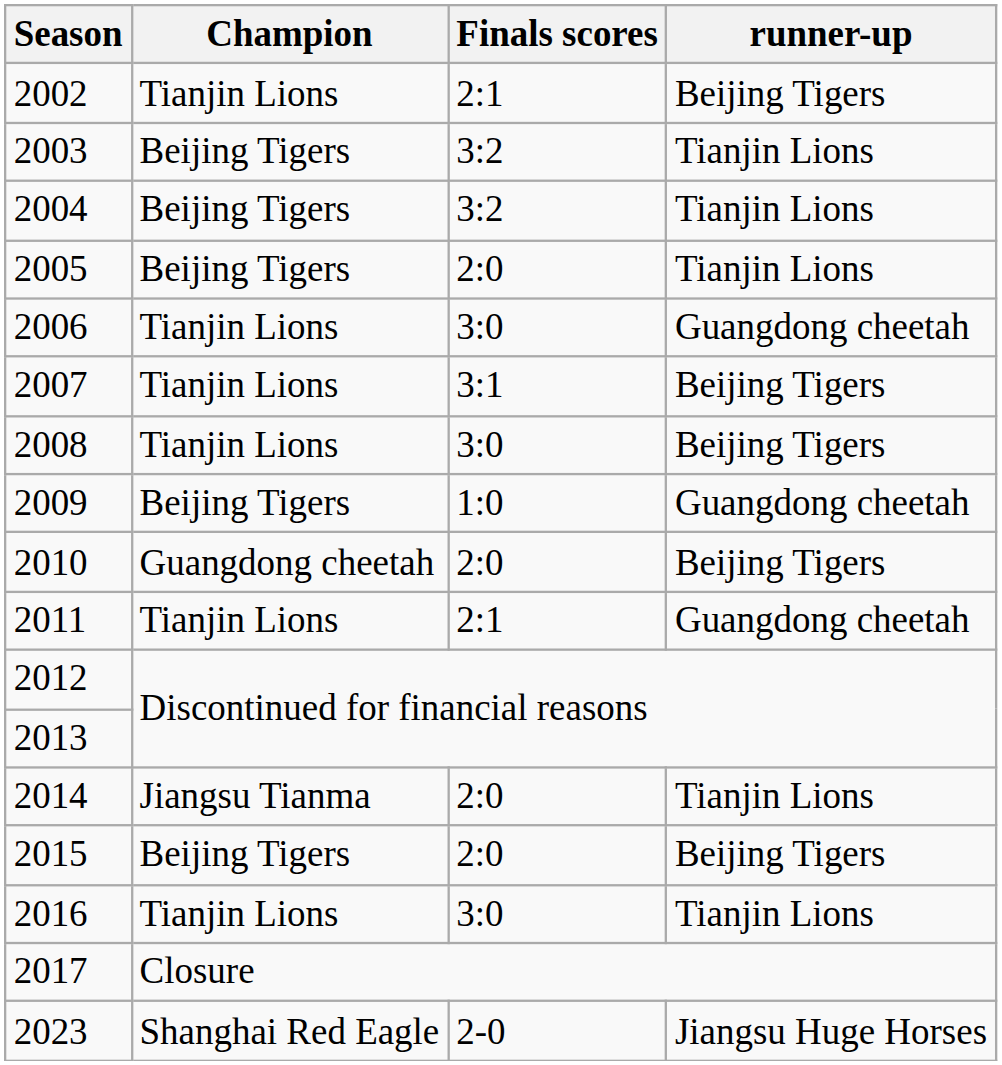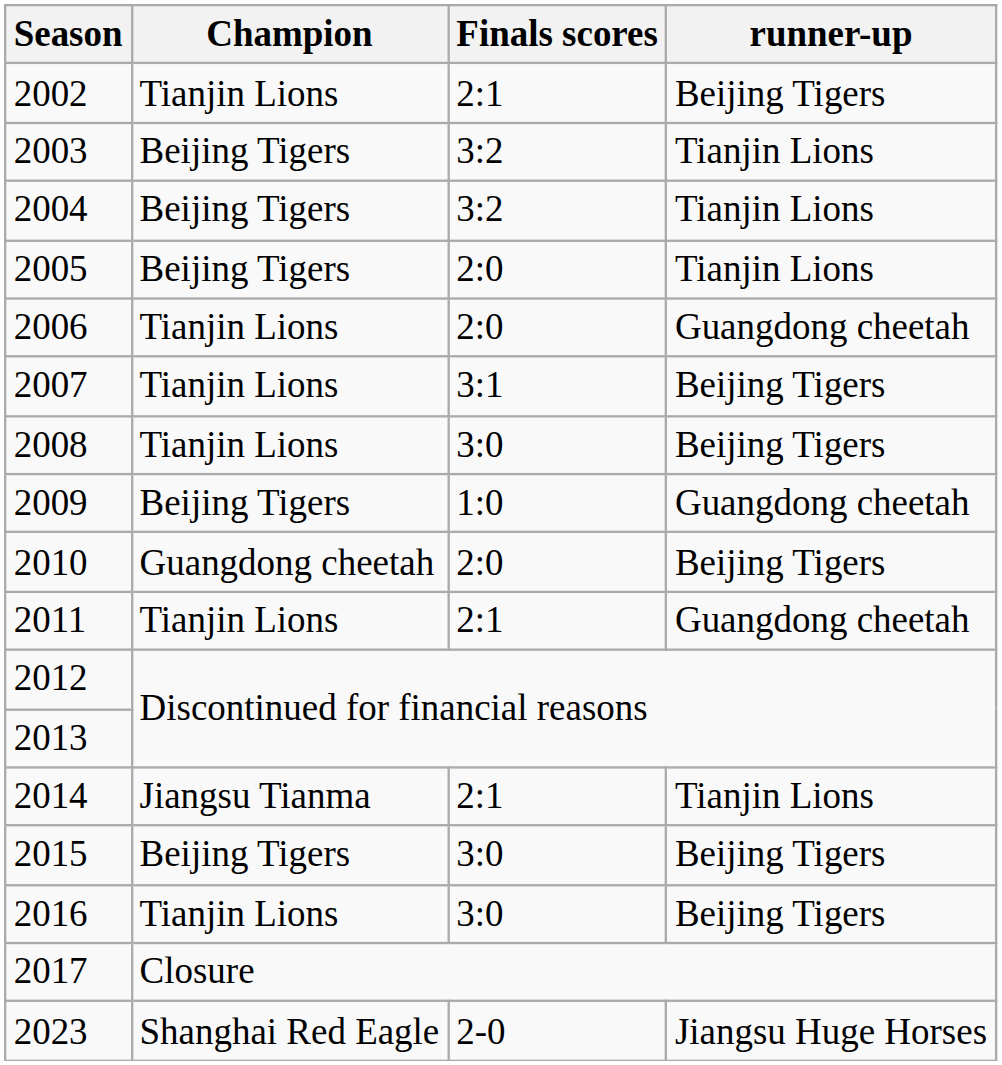(480, 326) 3:0 -> (480, 326) 2:0
(480, 795) 2:0 -> (480, 795) 2:1
(480, 854) 2:0 -> (480, 854) 3:0
(774, 913) Tianjin Lions -> (780, 913) Beijing Tigers
